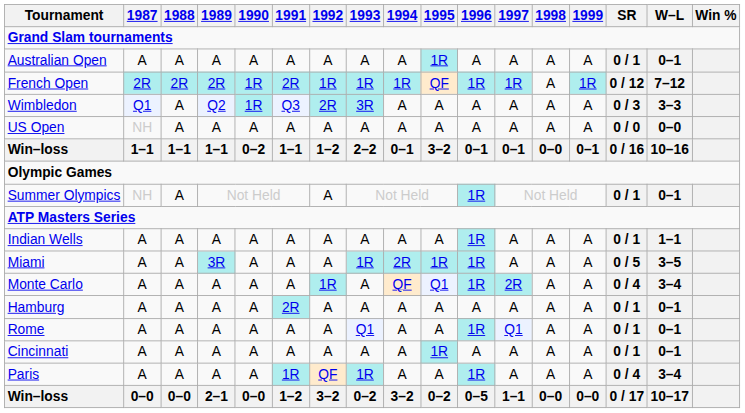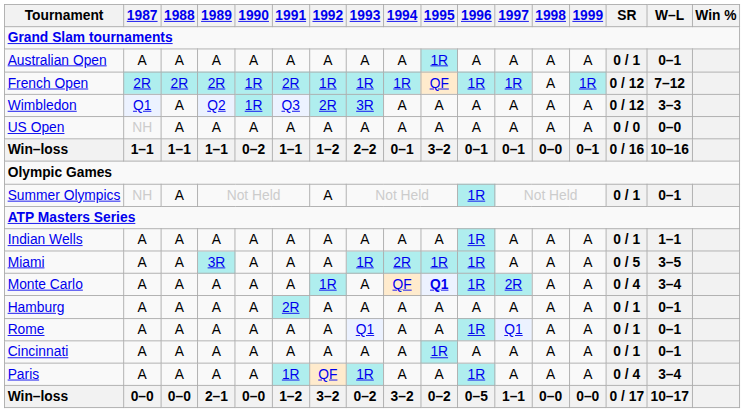(627, 104) 0 / 3 -> (627, 104) 0 / 12
(439, 284) normal -> (439, 284) bold
